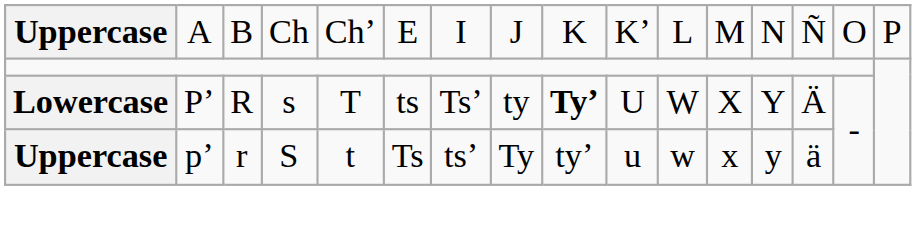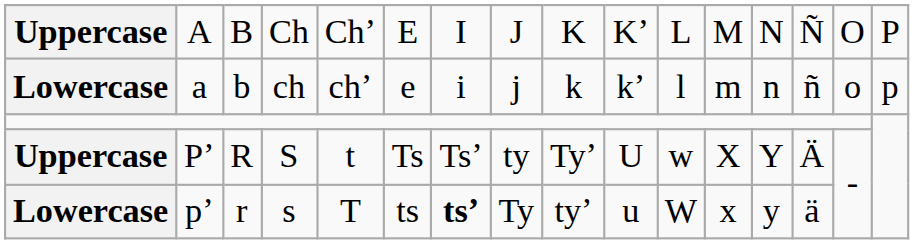+ row: (199, 85)
(91, 101) Lowercase -> (91, 156) Uppercase
(289, 101) s -> (289, 156) S
(350, 101) T -> (350, 156) t
(408, 101) ts -> (408, 156) Ts
(574, 101) bold -> (573, 156) normal
(683, 101) W -> (681, 156) w
(91, 156) Uppercase -> (91, 210) Lowercase
(289, 156) S -> (289, 210) s
(350, 156) t -> (350, 210) T
(408, 156) Ts -> (408, 210) ts
(461, 156) normal -> (461, 210) bold
(683, 156) w -> (681, 210) W
